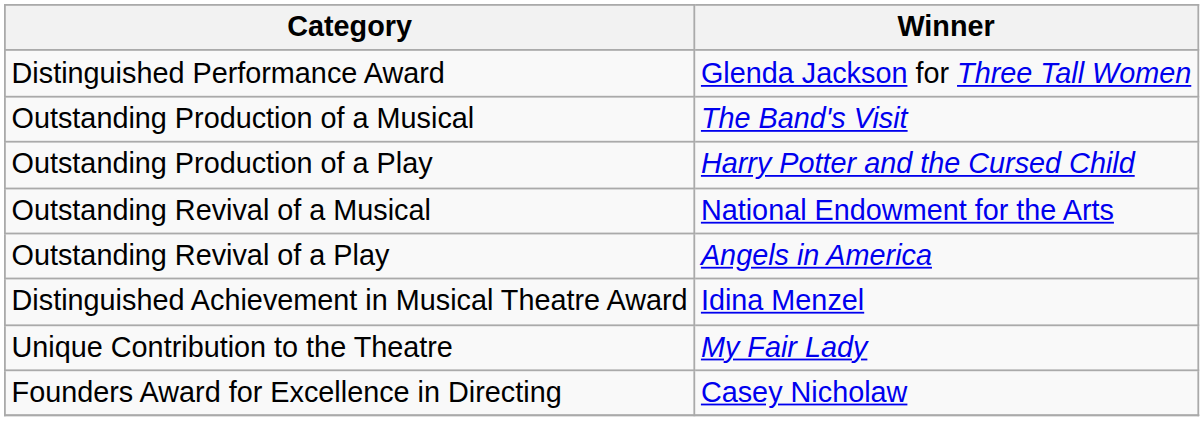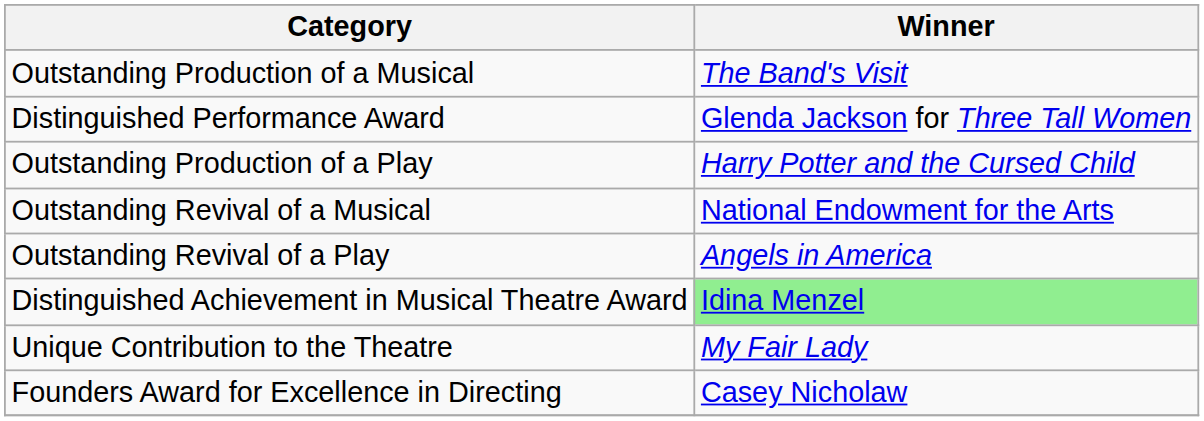rows swapped: (228, 73) <-> (243, 118)
(783, 301) no background -> (783, 301) lightgreen background
